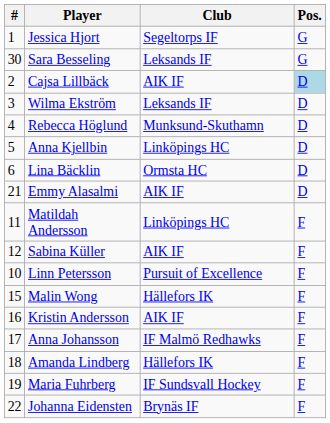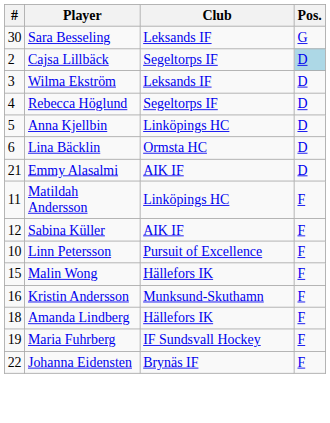- row: (64, 37)
(163, 81) AIK IF -> (180, 59) Segeltorps IF
(203, 125) Munksund-Skuthamn -> (180, 103) Segeltorps IF
(163, 318) AIK IF -> (203, 296) Munksund-Skuthamn
- row: (73, 340)
